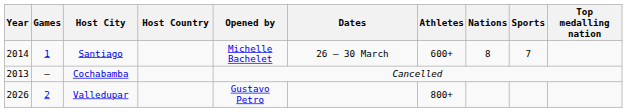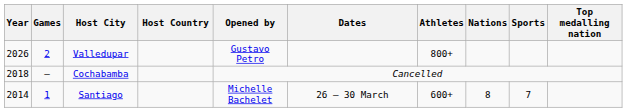rows swapped: (101, 54) <-> (101, 94)
(18, 74) 2013 -> (18, 74) 2018
